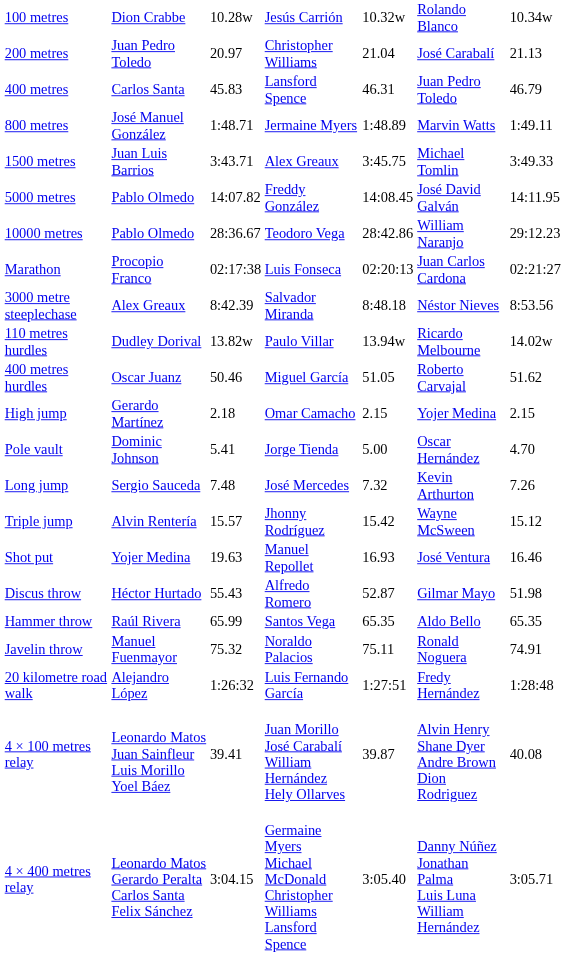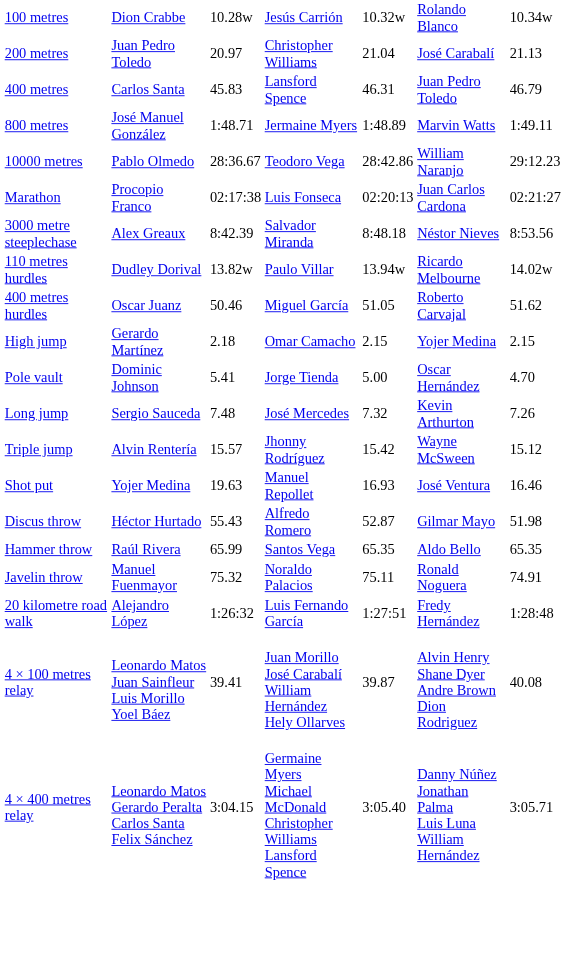- row: (40, 161)
- row: (40, 197)
